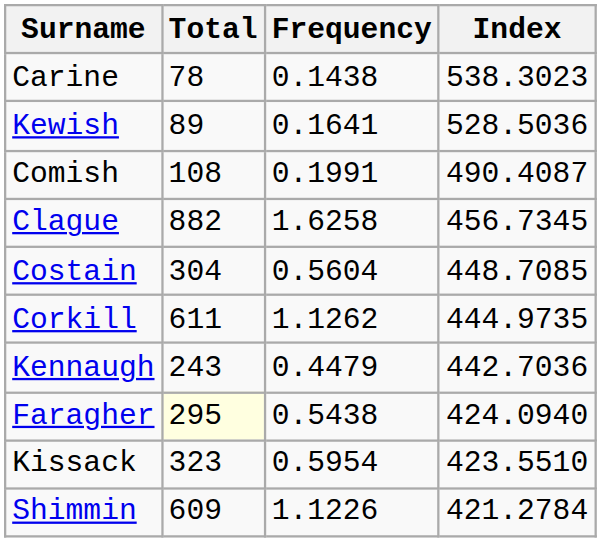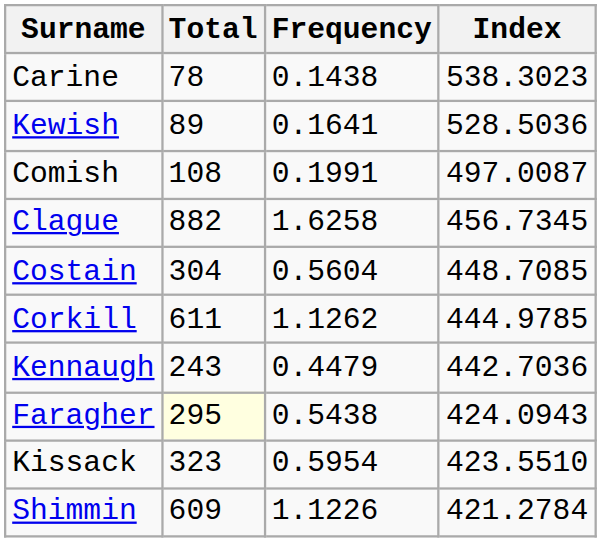(517, 174) 490.4087 -> (517, 174) 497.0087
(517, 319) 444.9735 -> (517, 319) 444.9785
(517, 416) 424.0940 -> (517, 416) 424.0943
